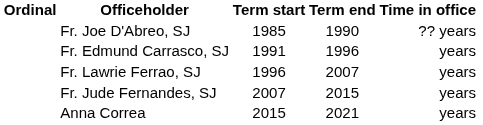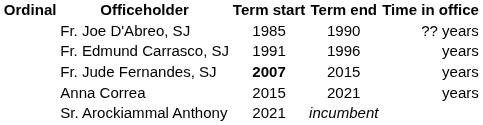- row: (130, 72)
(269, 93) normal -> (269, 72) bold
+ row: (144, 113)
